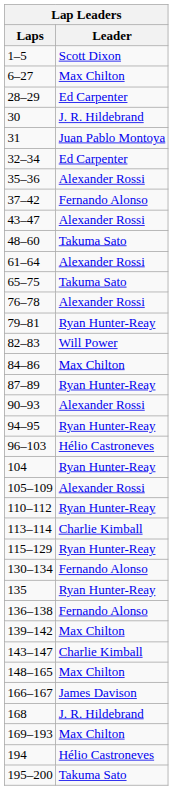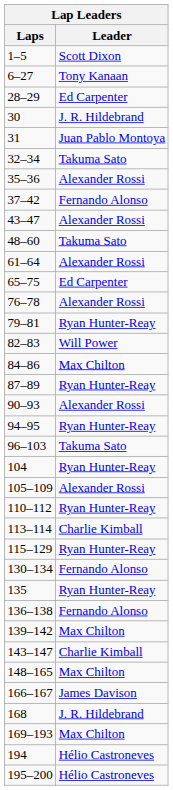(92, 76) Max Chilton -> (93, 76) Tony Kanaan
(93, 158) Ed Carpenter -> (93, 158) Takuma Sato
(93, 281) Takuma Sato -> (93, 281) Ed Carpenter
(106, 446) Hélio Castroneves -> (93, 446) Takuma Sato
(93, 775) Takuma Sato -> (106, 775) Hélio Castroneves
